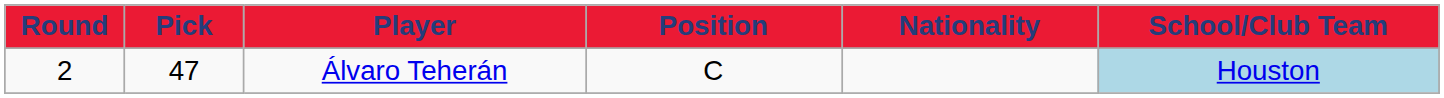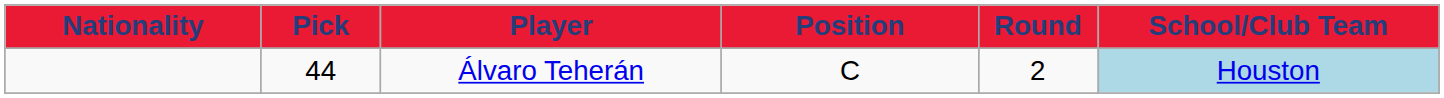columns swapped: (65, 26) <-> (969, 26)
(184, 70) 47 -> (321, 70) 44
